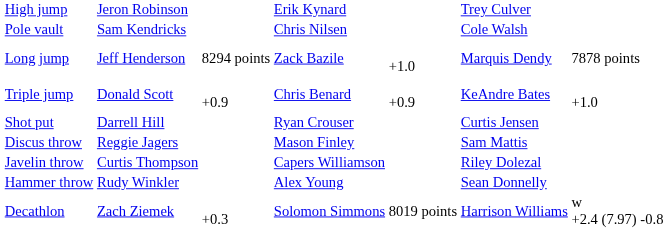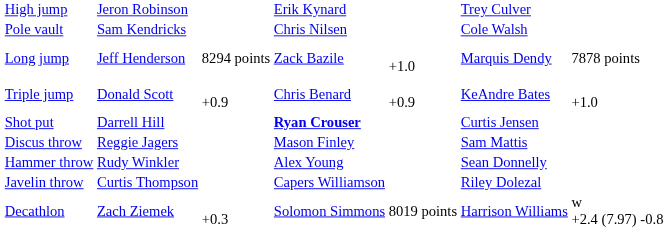(314, 122) normal -> (317, 122) bold
rows swapped: (49, 182) <-> (44, 162)
